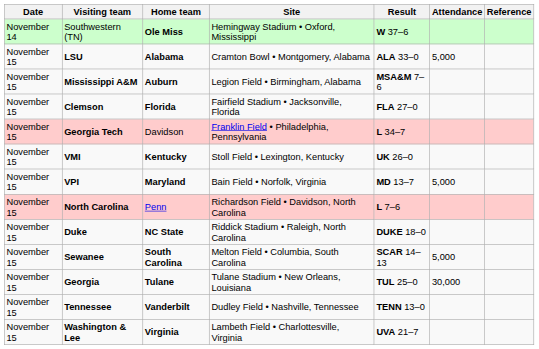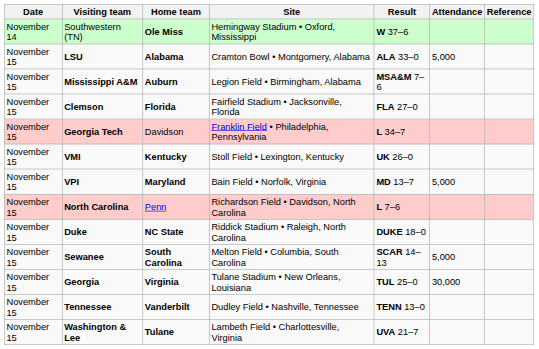(159, 282) Tulane -> (162, 282) Virginia
(162, 332) Virginia -> (159, 332) Tulane
